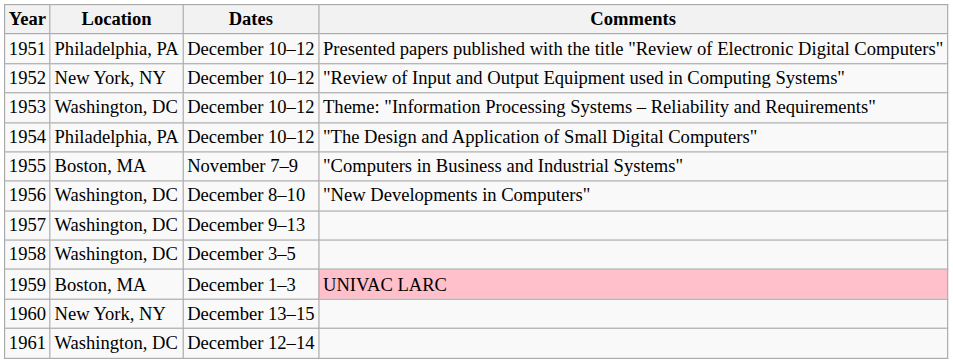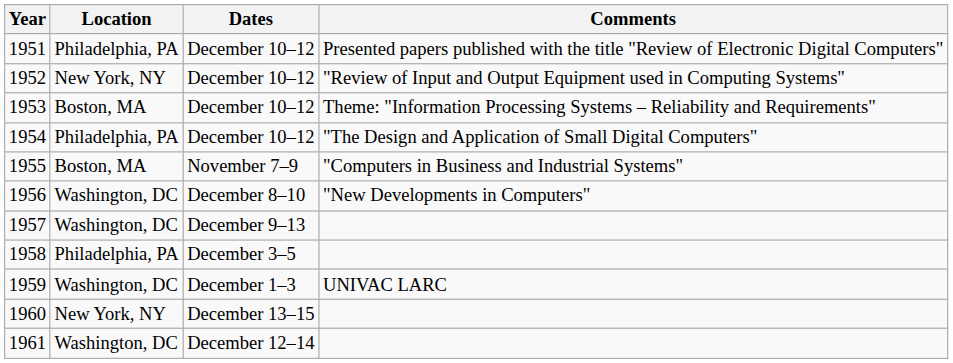(116, 107) Washington, DC -> (100, 107) Boston, MA
(116, 254) Washington, DC -> (117, 254) Philadelphia, PA
(100, 284) Boston, MA -> (116, 284) Washington, DC
(385, 284) pink background -> (385, 284) no background
